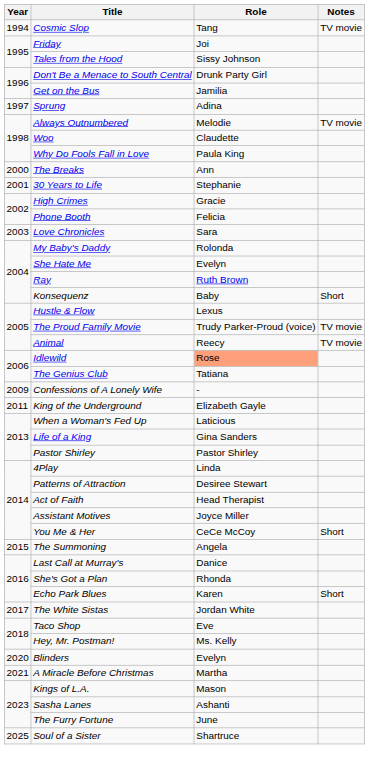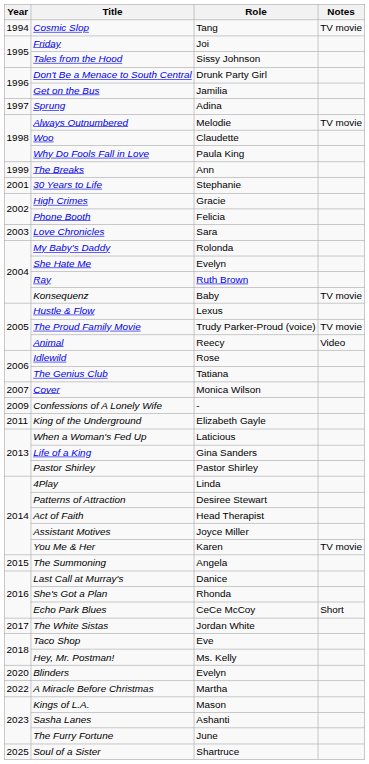(18, 169) 2000 -> (18, 169) 1999
(332, 295) Short -> (341, 295) TV movie
(341, 342) TV movie -> (333, 342) Video
(208, 358) lightsalmon background -> (208, 358) no background
+ row: (46, 389)
(226, 531) CeCe McCoy -> (210, 547) Karen
(332, 531) Short -> (341, 547) TV movie
(210, 594) Karen -> (226, 610) CeCe McCoy
(18, 673) 2021 -> (18, 688) 2022
